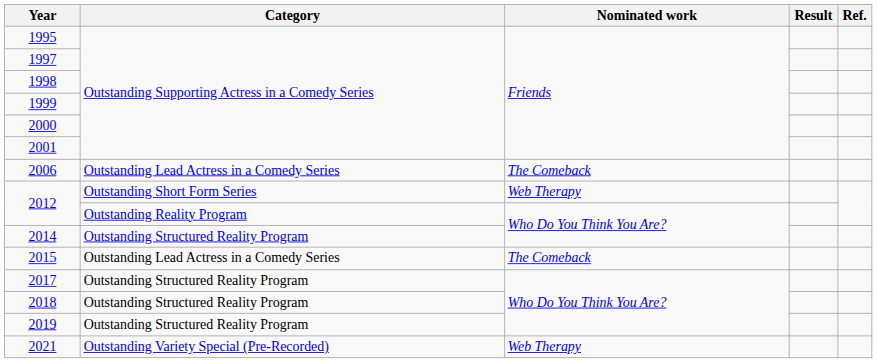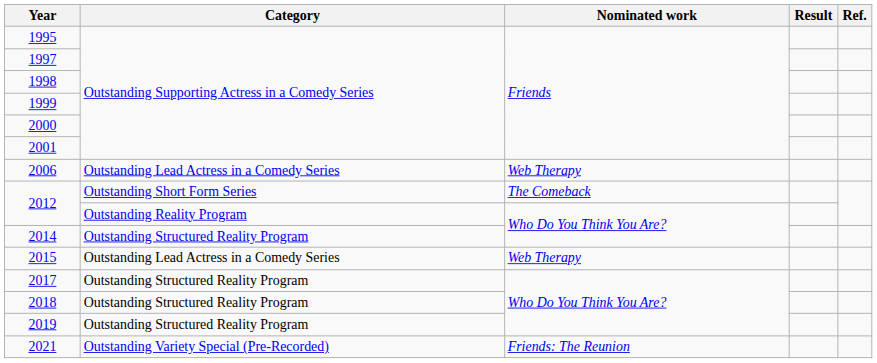(549, 170) The Comeback -> (544, 170) Web Therapy
(544, 192) Web Therapy -> (549, 192) The Comeback
(549, 258) The Comeback -> (544, 258) Web Therapy
(544, 346) Web Therapy -> (569, 346) Friends: The Reunion
